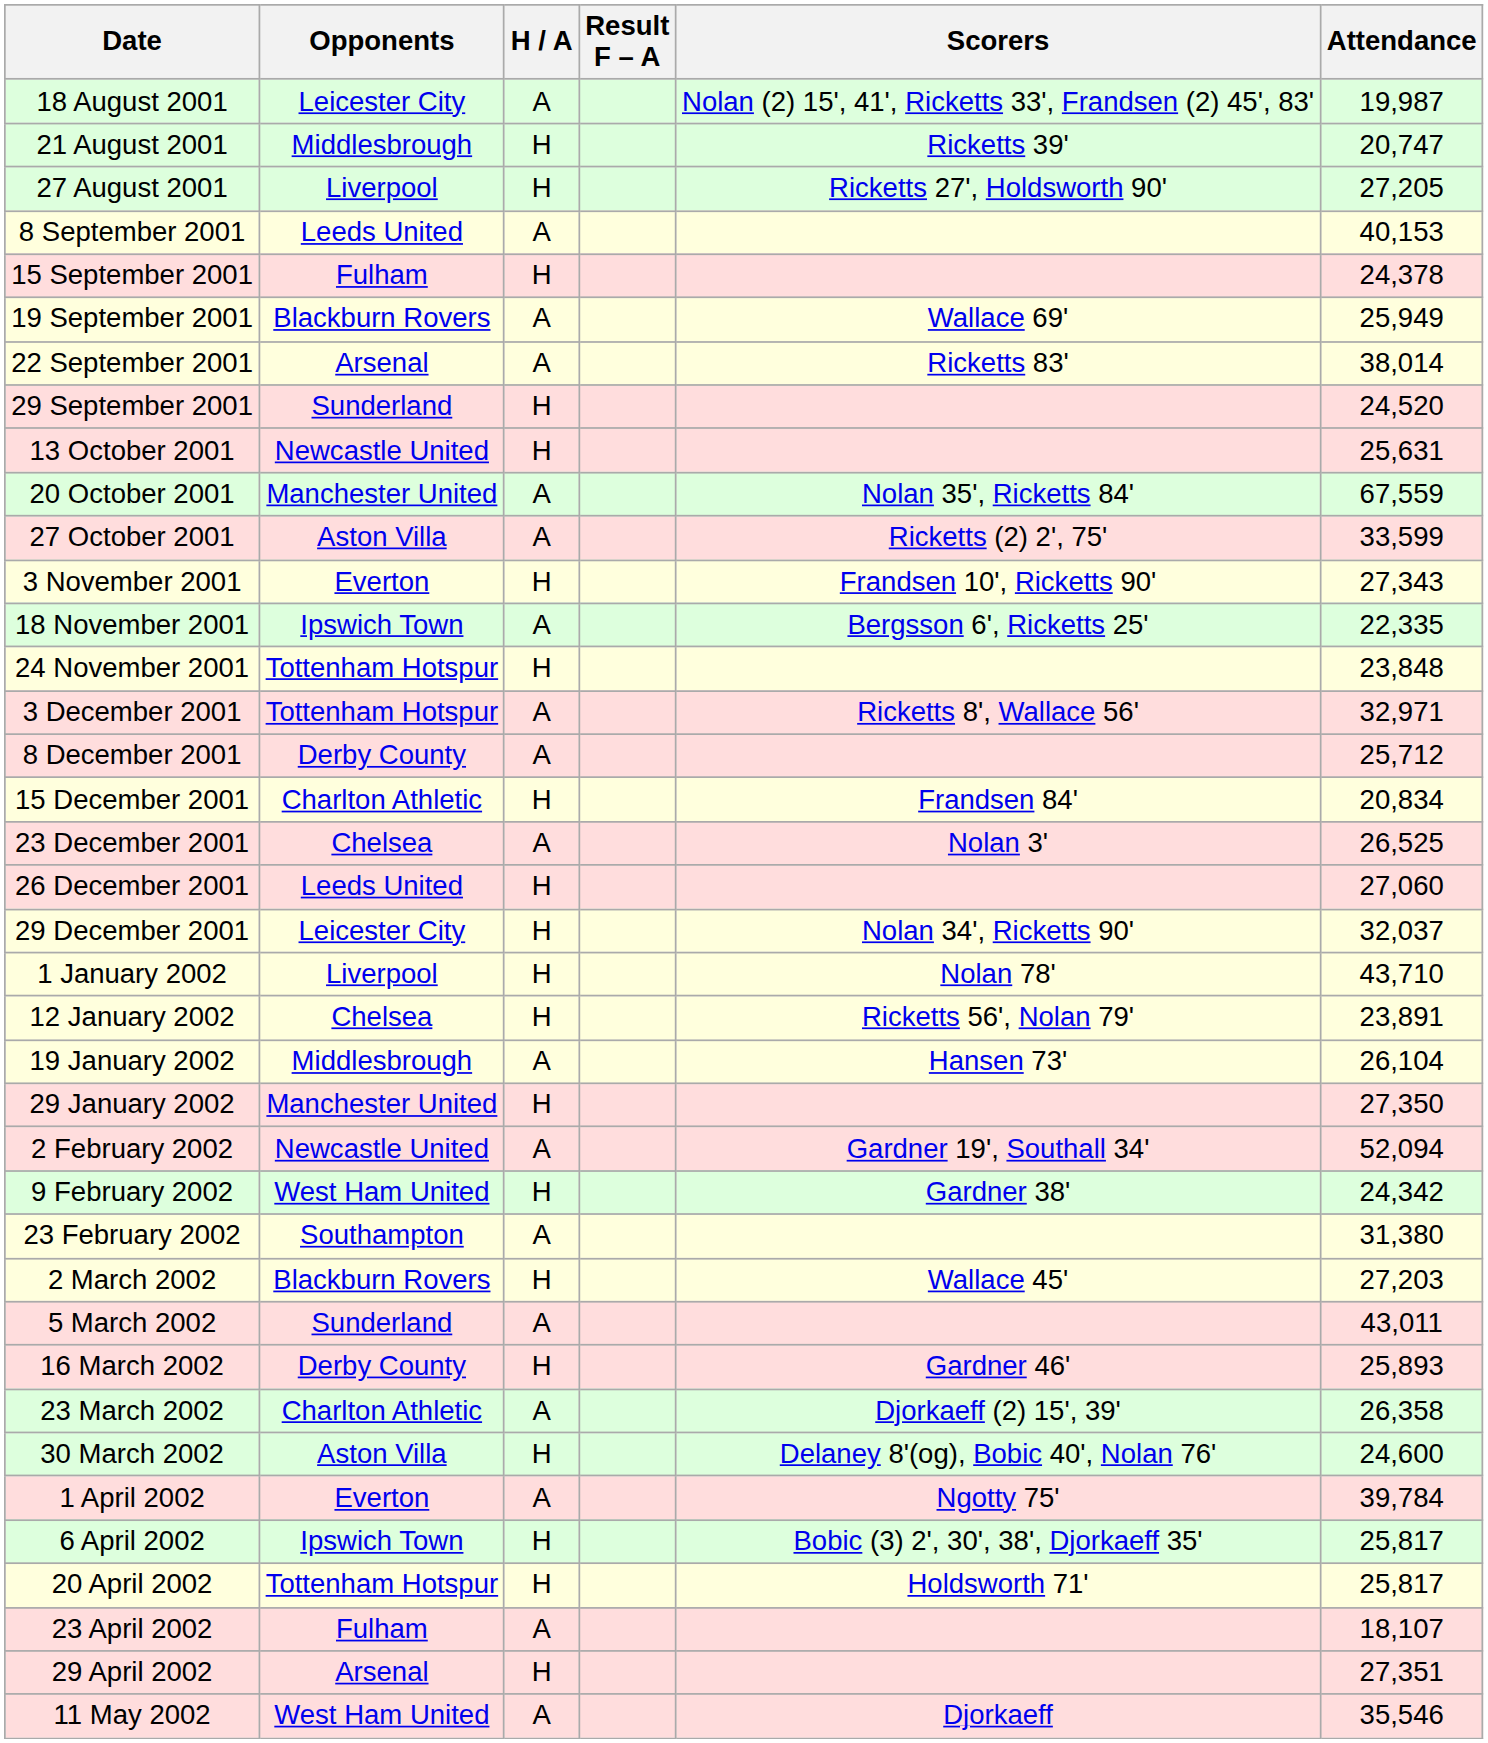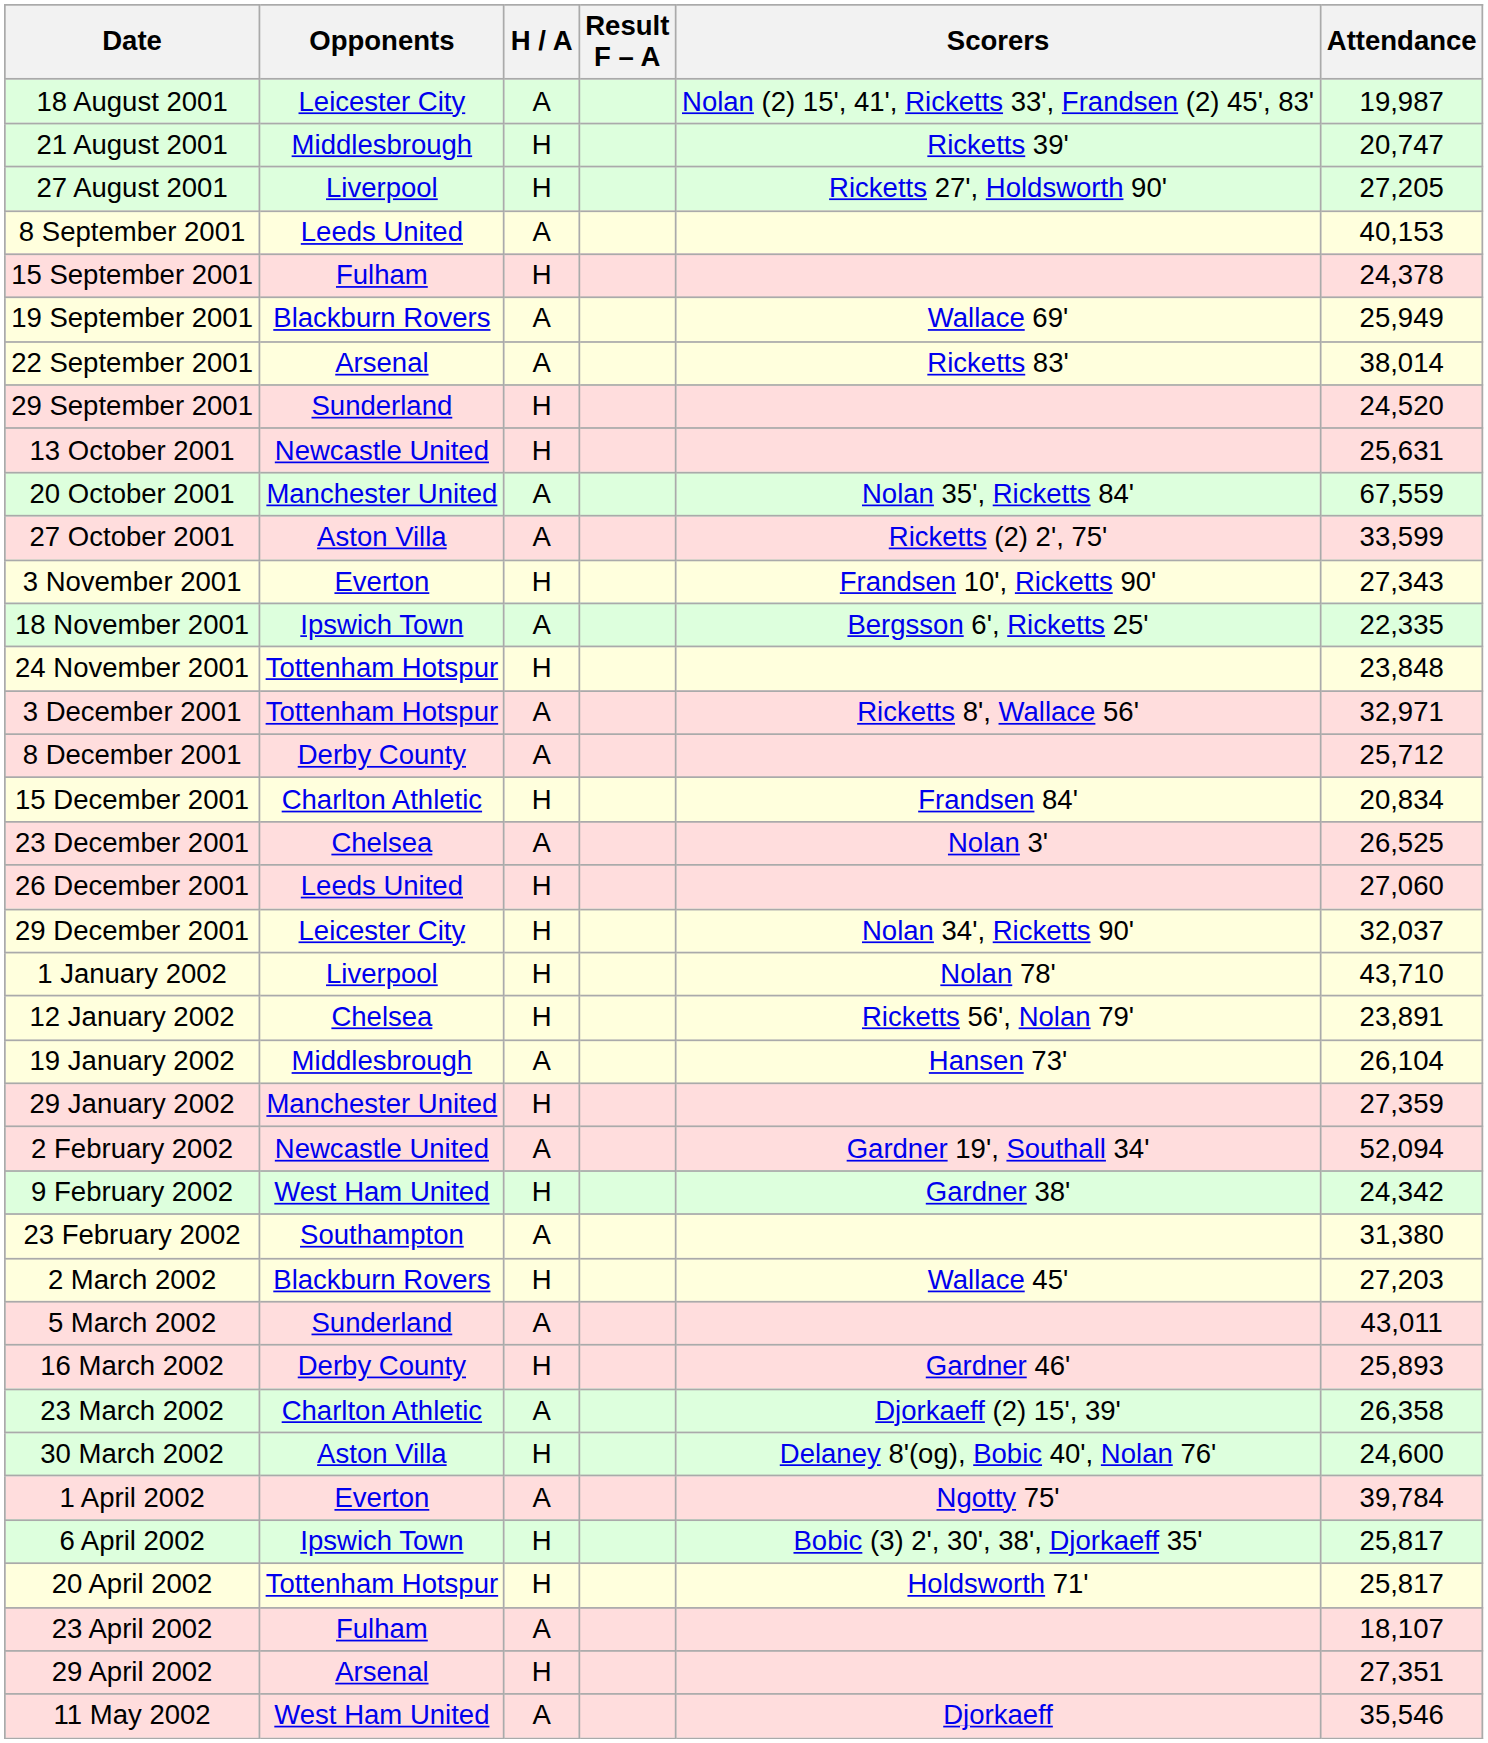(1402, 1104) 27,350 -> (1402, 1104) 27,359
